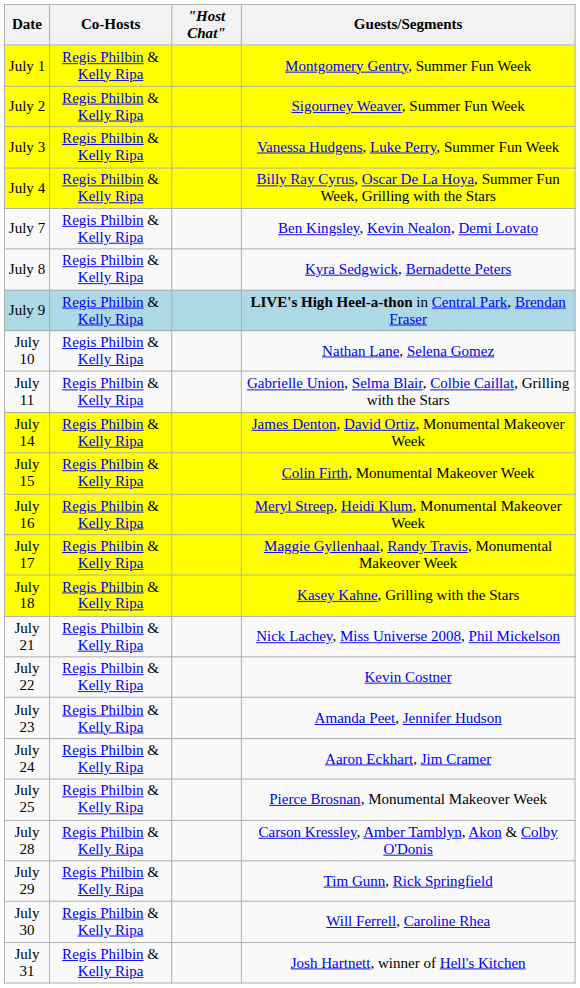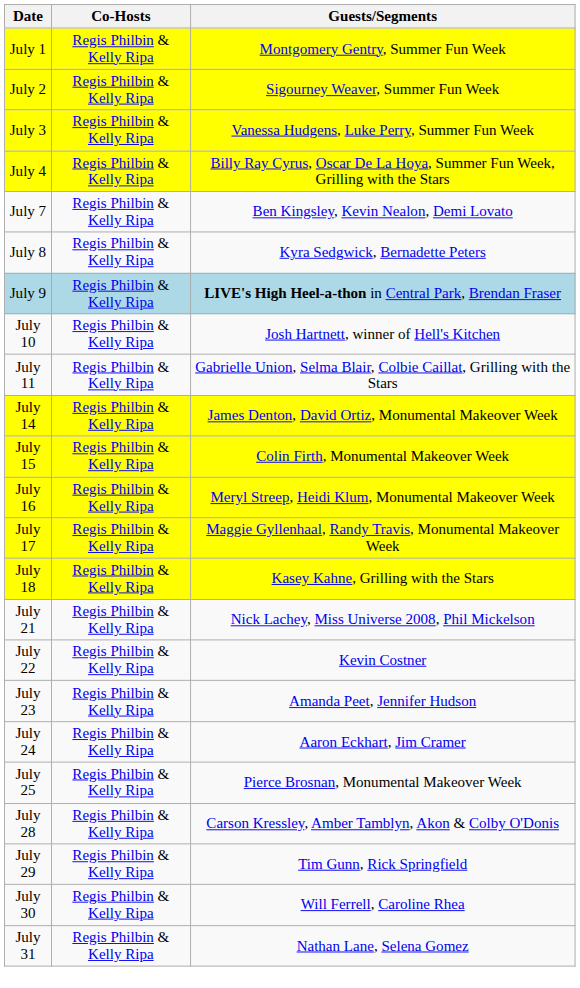- column: (206, 24)
(408, 351) Nathan Lane, Selena Gomez -> (383, 334) Josh Hartnett, winner of Hell's Kitchen
(408, 962) Josh Hartnett, winner of Hell's Kitchen -> (383, 945) Nathan Lane, Selena Gomez
